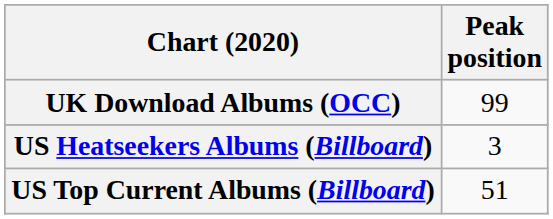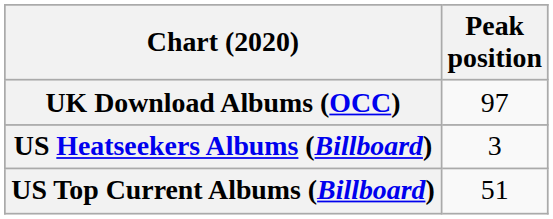(495, 102) 99 -> (495, 102) 97
